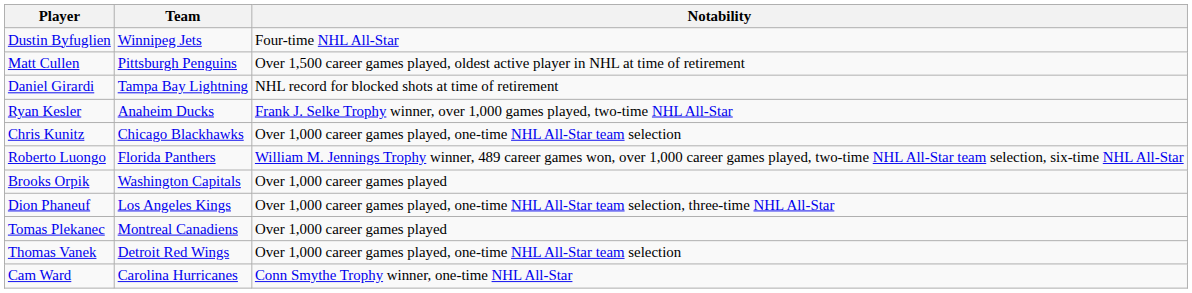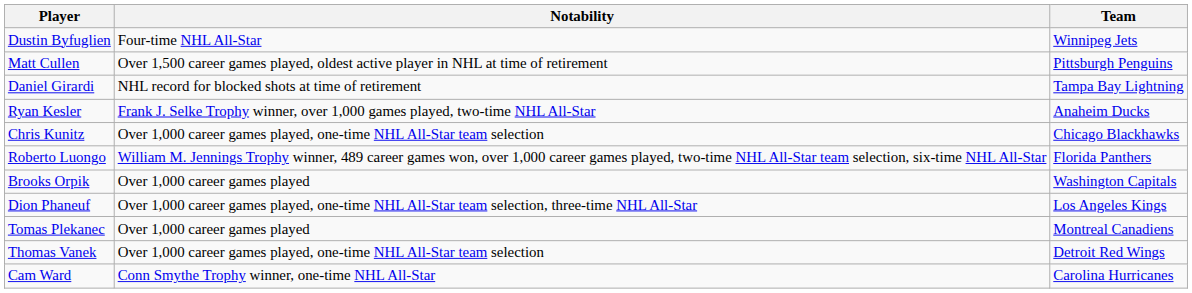columns swapped: (183, 16) <-> (719, 16)
